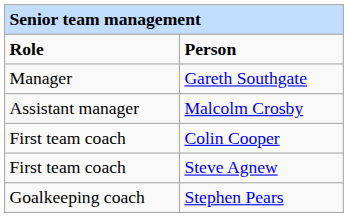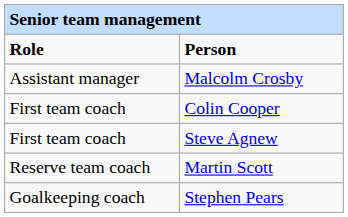- row: (246, 78)
+ row: (229, 167)
